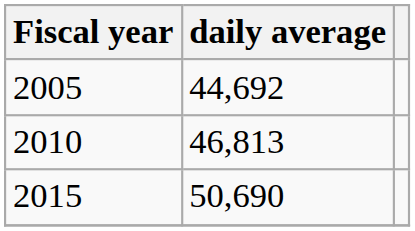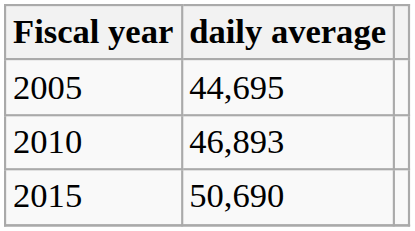(237, 86) 44,692 -> (237, 86) 44,695
(237, 141) 46,813 -> (237, 141) 46,893
